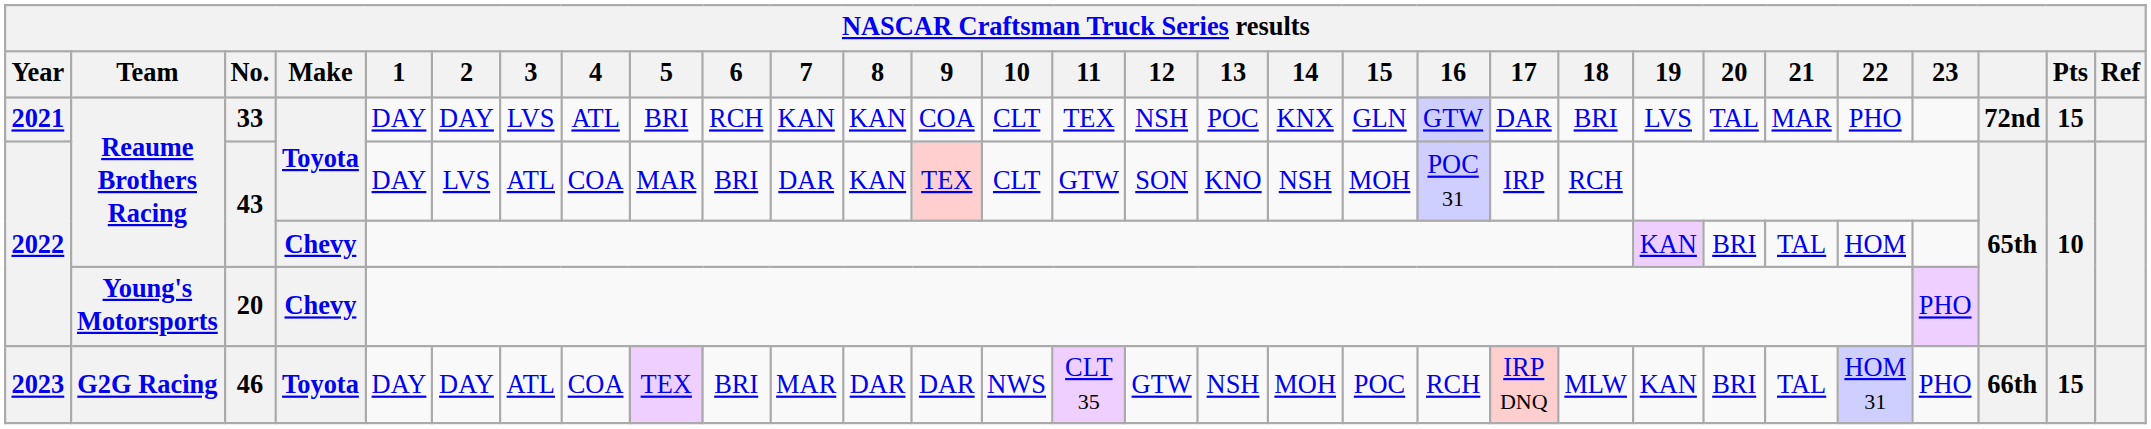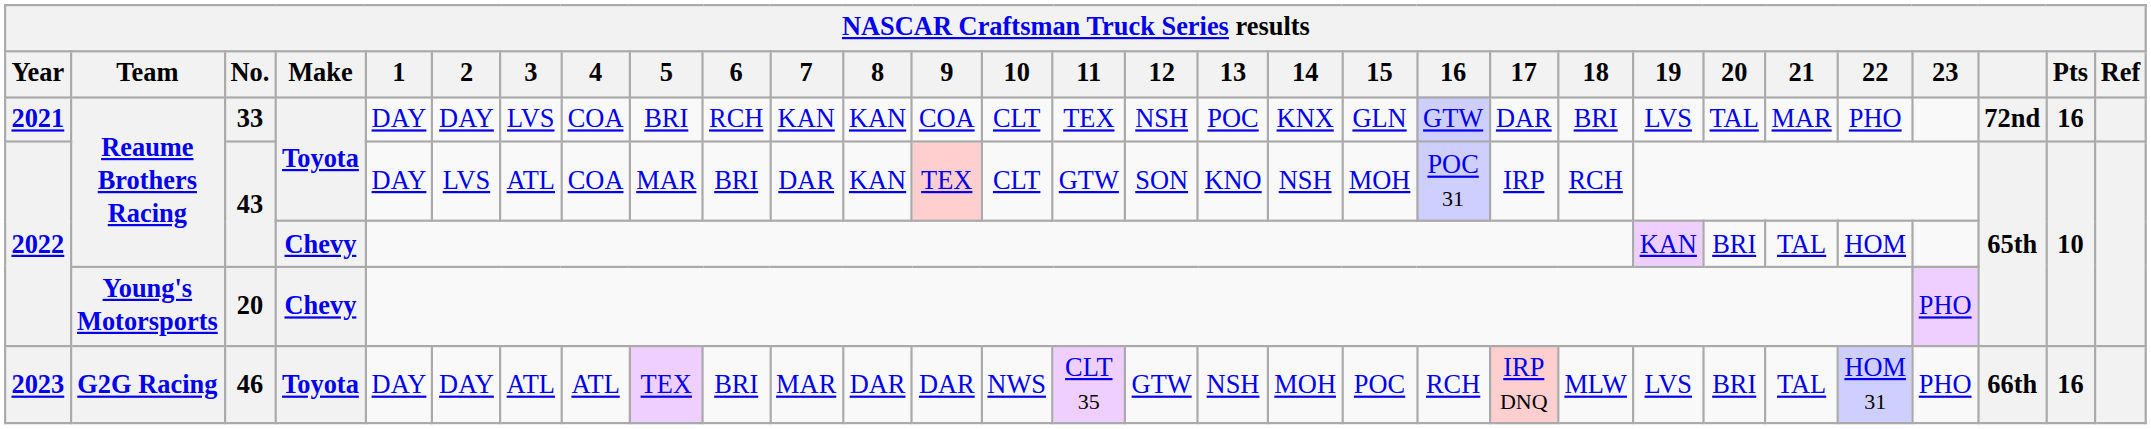(596, 118) ATL -> (596, 118) COA
(2070, 118) 15 -> (2070, 118) 16
(596, 384) COA -> (596, 384) ATL
(1668, 384) KAN -> (1668, 384) LVS
(2070, 384) 15 -> (2070, 384) 16
